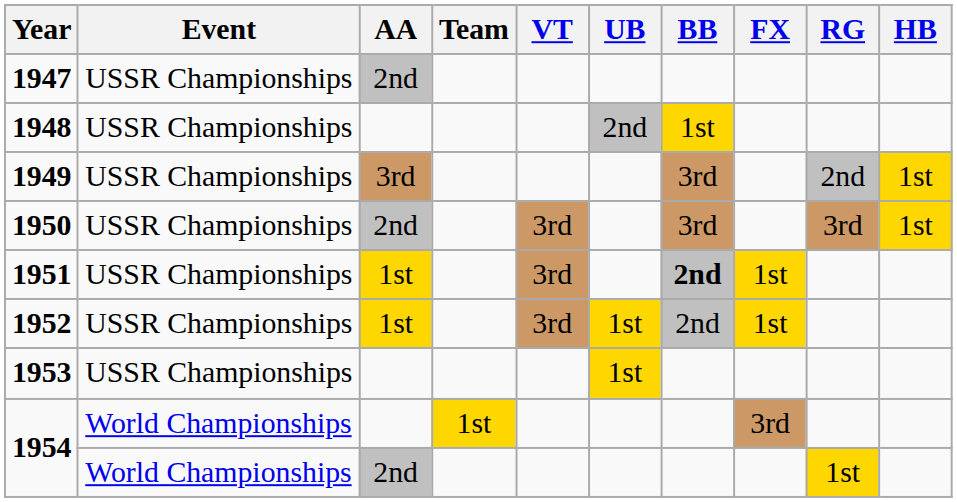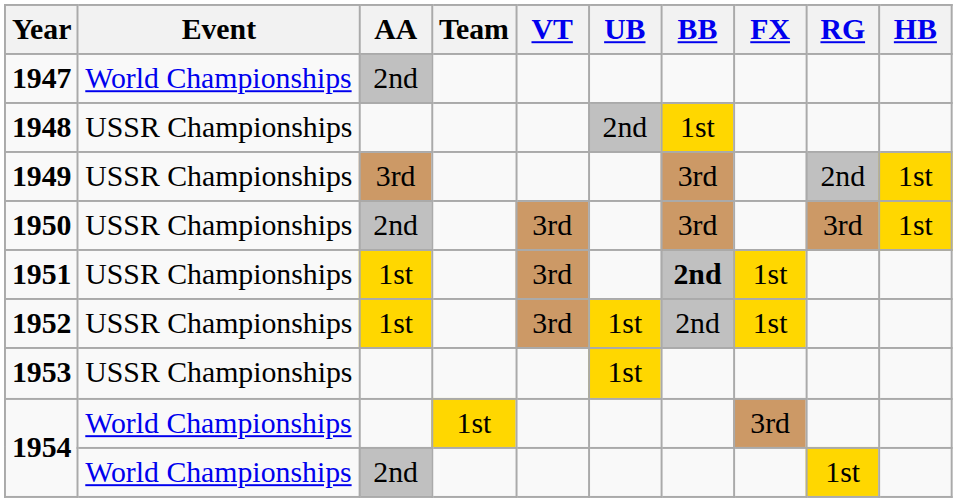(219, 78) USSR Championships -> (218, 78) World Championships
